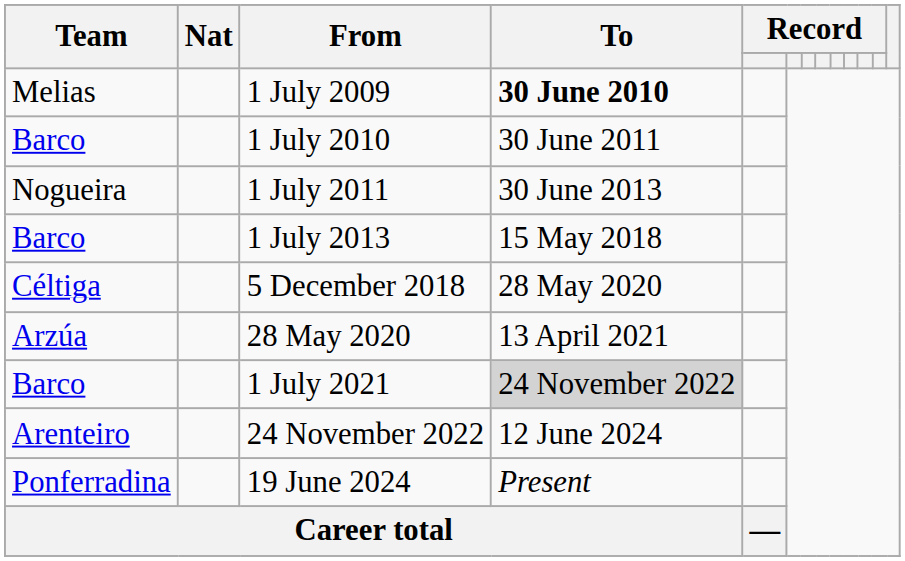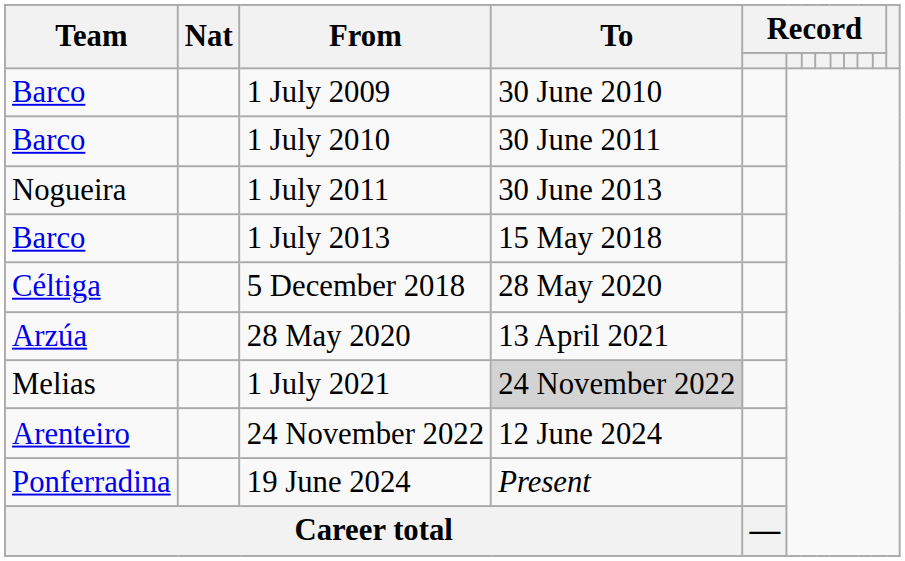(54, 91) Melias -> (49, 91) Barco
(584, 91) bold -> (580, 91) normal
(49, 384) Barco -> (54, 384) Melias
